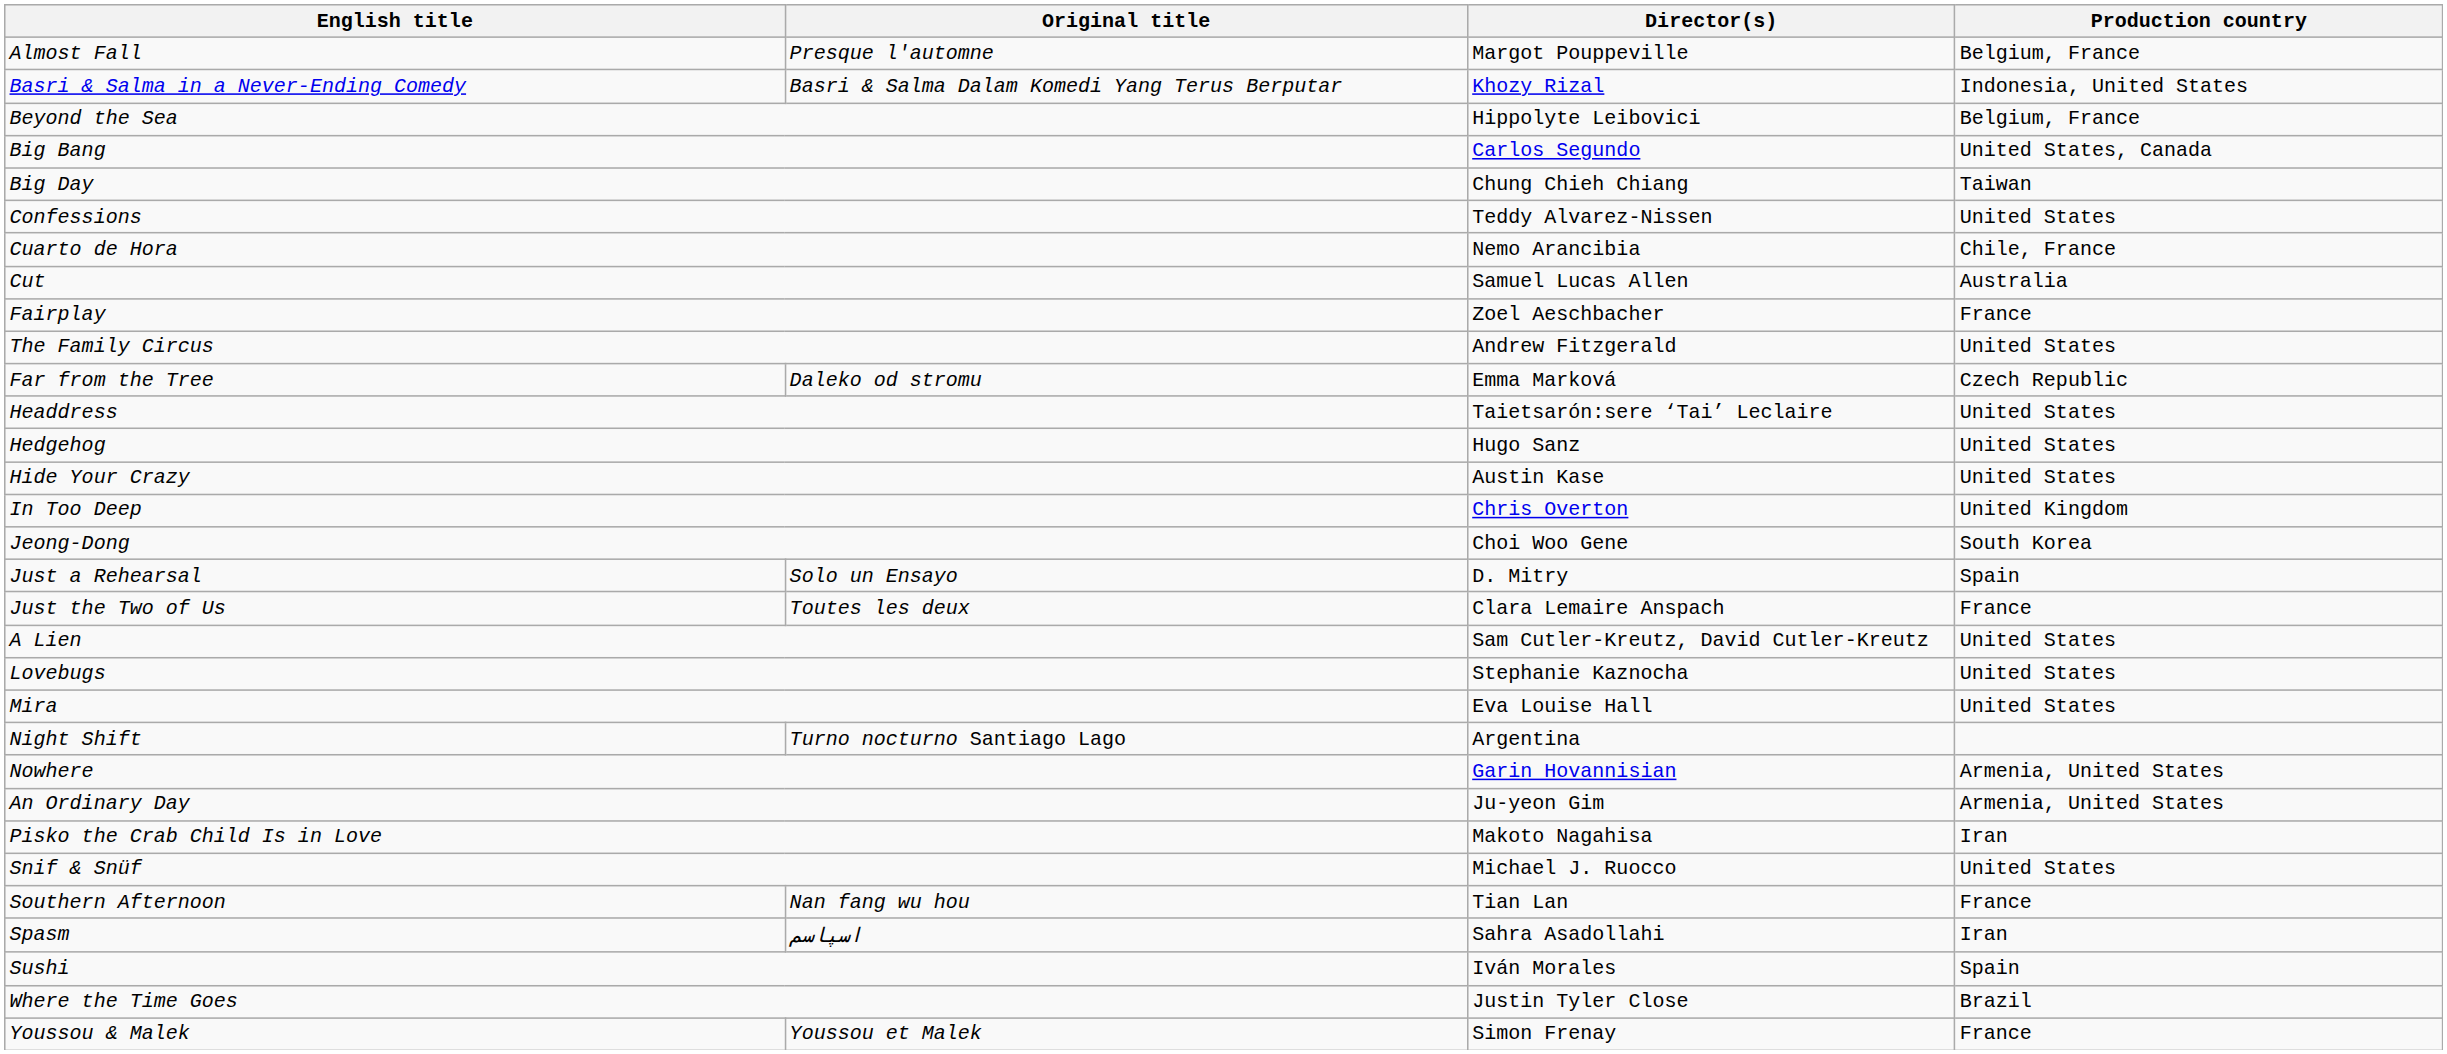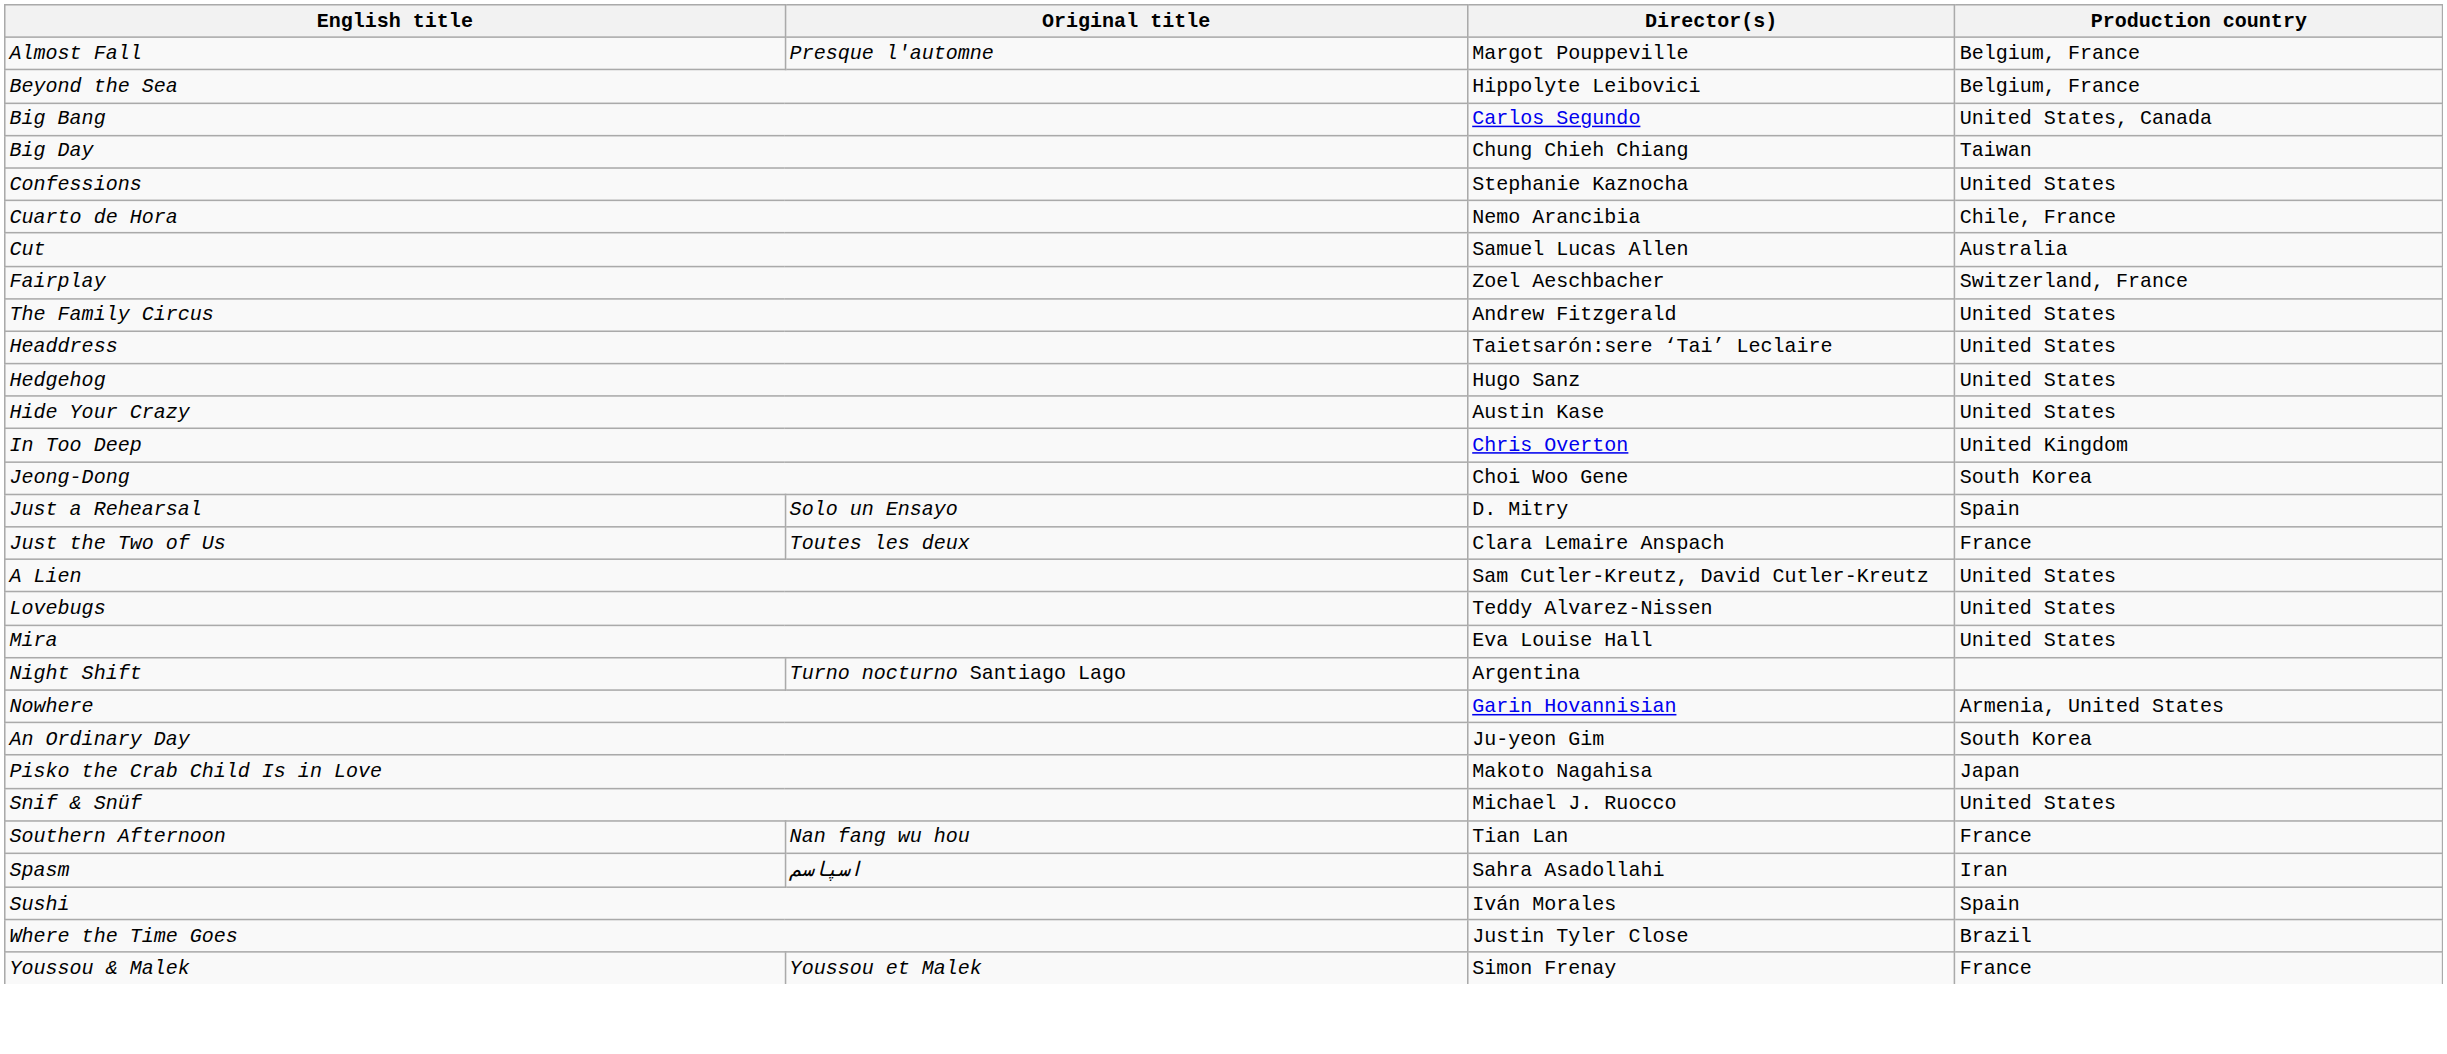- row: (238, 86)
(1592, 217) Teddy Alvarez-Nissen -> (1580, 184) Stephanie Kaznocha
(1996, 315) France -> (2074, 282) Switzerland, France
- row: (112, 380)
(1580, 674) Stephanie Kaznocha -> (1592, 608) Teddy Alvarez-Nissen
(2092, 804) Armenia, United States -> (2026, 739) South Korea
(1984, 837) Iran -> (1990, 772) Japan
